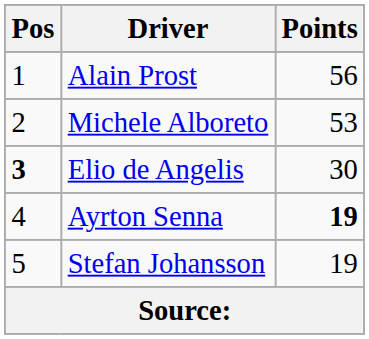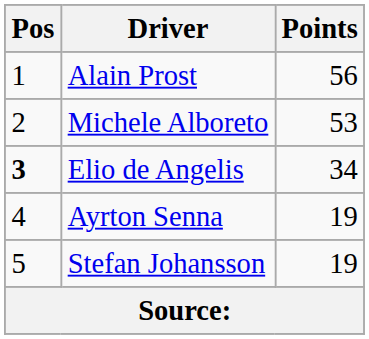(343, 169) 30 -> (343, 169) 34
(343, 216) bold -> (343, 216) normal
